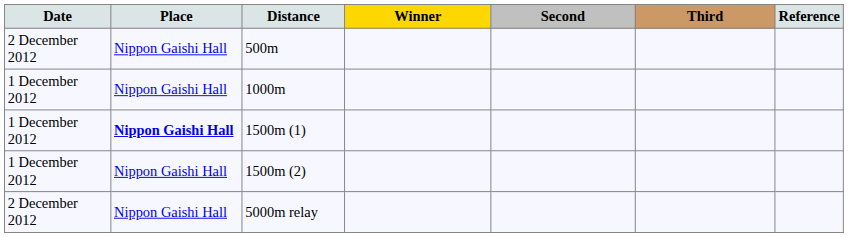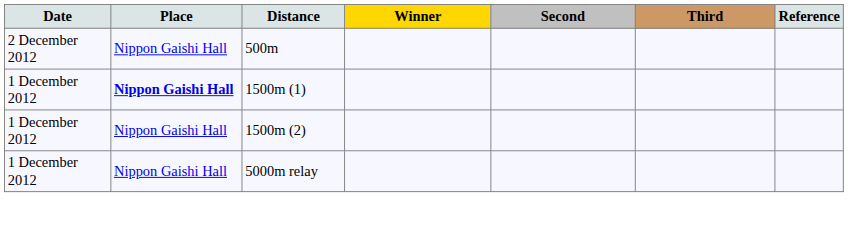- row: (265, 89)
(43, 212) 2 December 2012 -> (43, 171) 1 December 2012
